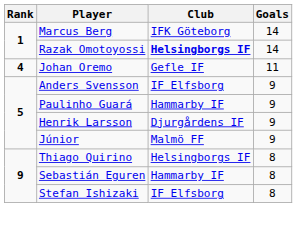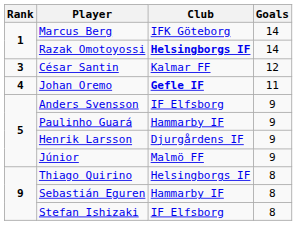+ row: (79, 67)
(177, 67) normal -> (177, 85) bold
